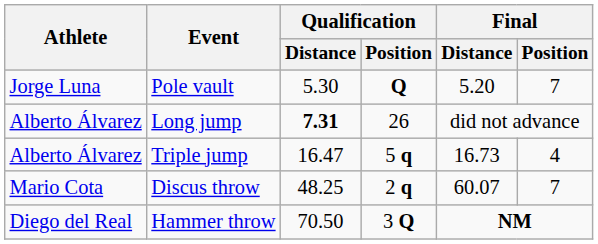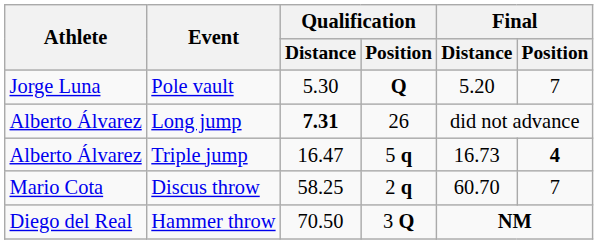(555, 154) normal -> (555, 154) bold
(321, 188) 48.25 -> (321, 188) 58.25
(477, 188) 60.07 -> (477, 188) 60.70
